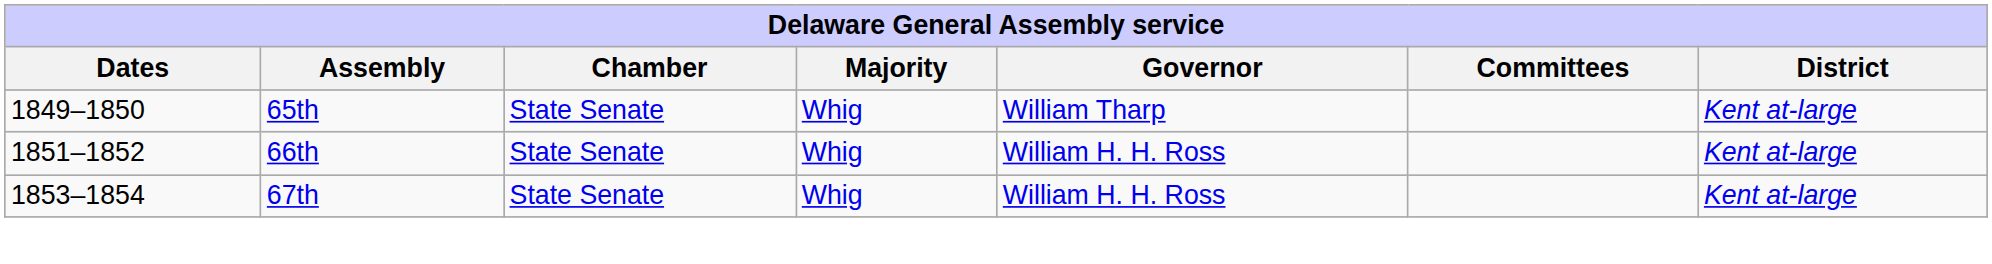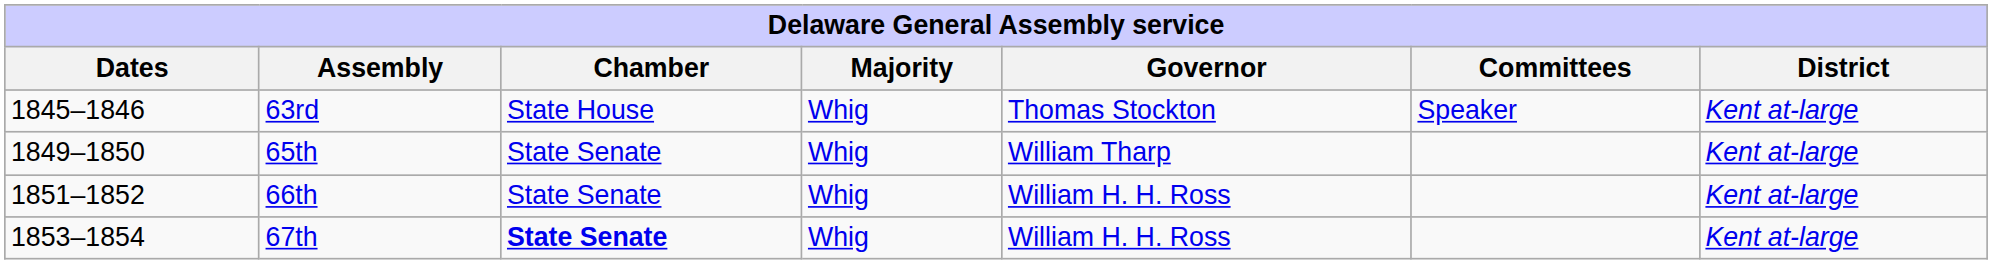+ row: (292, 110)
(587, 195) normal -> (587, 237) bold
